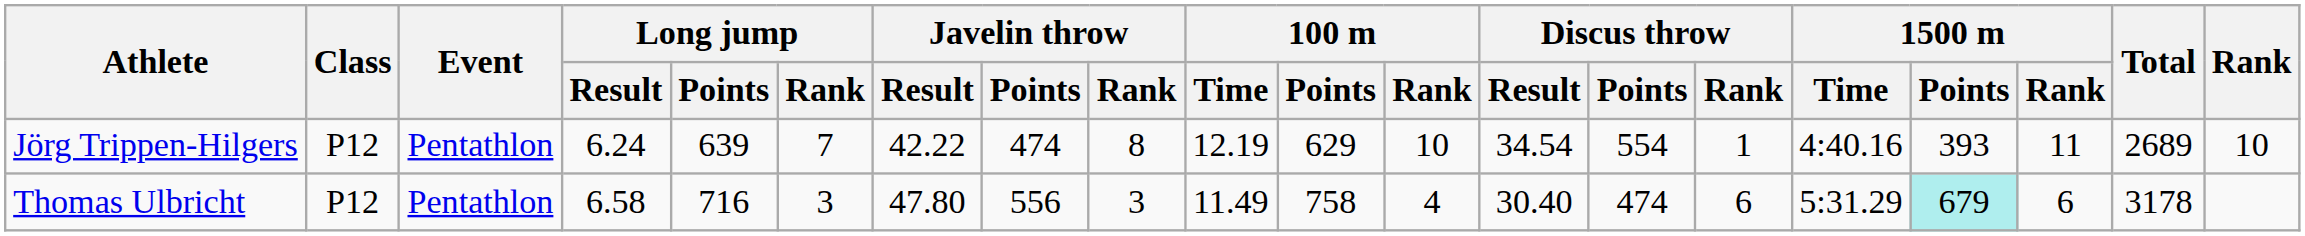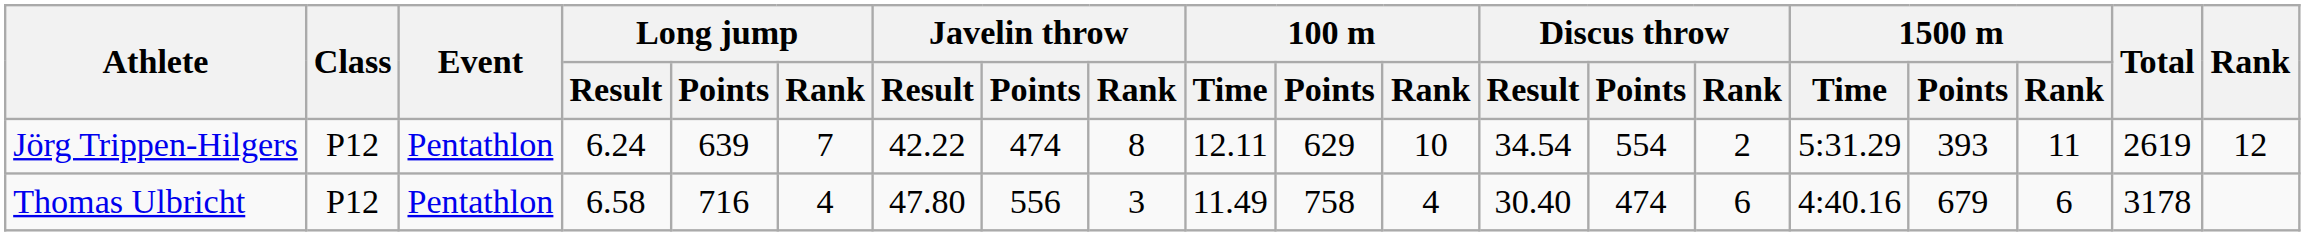(1231, 145) 12.19 -> (1230, 145) 12.11
(1743, 145) 1 -> (1742, 145) 2
(1851, 145) 4:40.16 -> (1850, 145) 5:31.29
(2159, 145) 2689 -> (2157, 145) 2619
(2252, 145) 10 -> (2250, 145) 12
(825, 201) 3 -> (825, 201) 4
(1851, 201) 5:31.29 -> (1850, 201) 4:40.16
(1964, 201) paleturquoise background -> (1963, 201) no background
